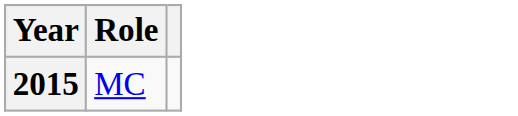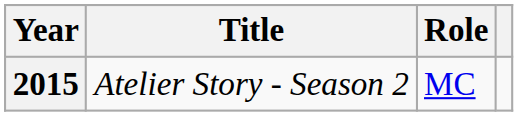+ column: (251, 30)
